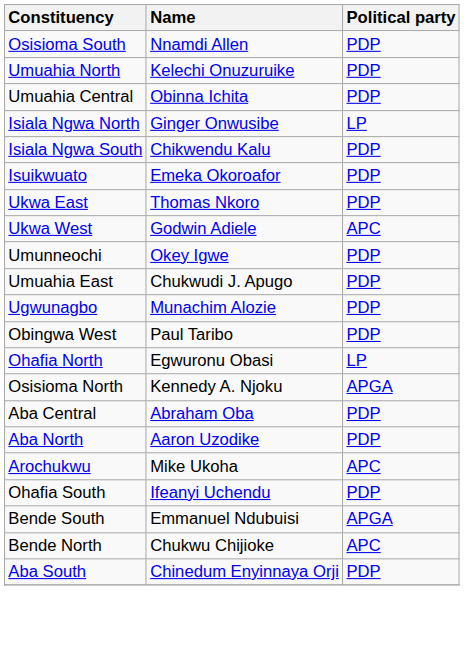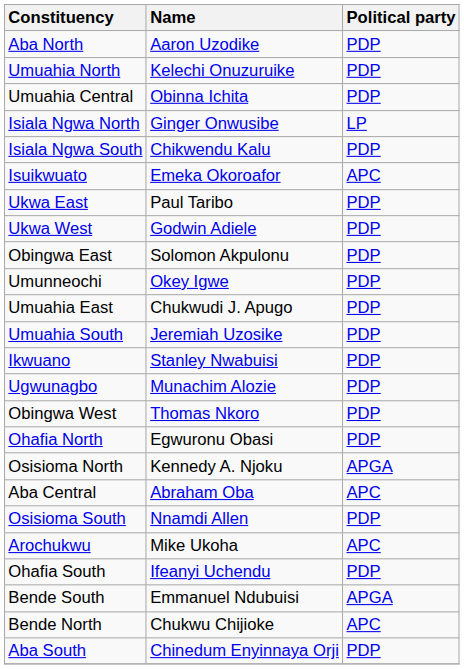rows swapped: (67, 44) <-> (46, 439)
(364, 176) PDP -> (364, 176) APC
(205, 202) Thomas Nkoro -> (192, 202) Paul Taribo
(364, 228) APC -> (364, 228) PDP
+ row: (60, 255)
+ row: (66, 334)
+ row: (39, 360)
(192, 334) Paul Taribo -> (205, 413) Thomas Nkoro
(357, 360) LP -> (364, 439) PDP
(364, 413) PDP -> (364, 492) APC
